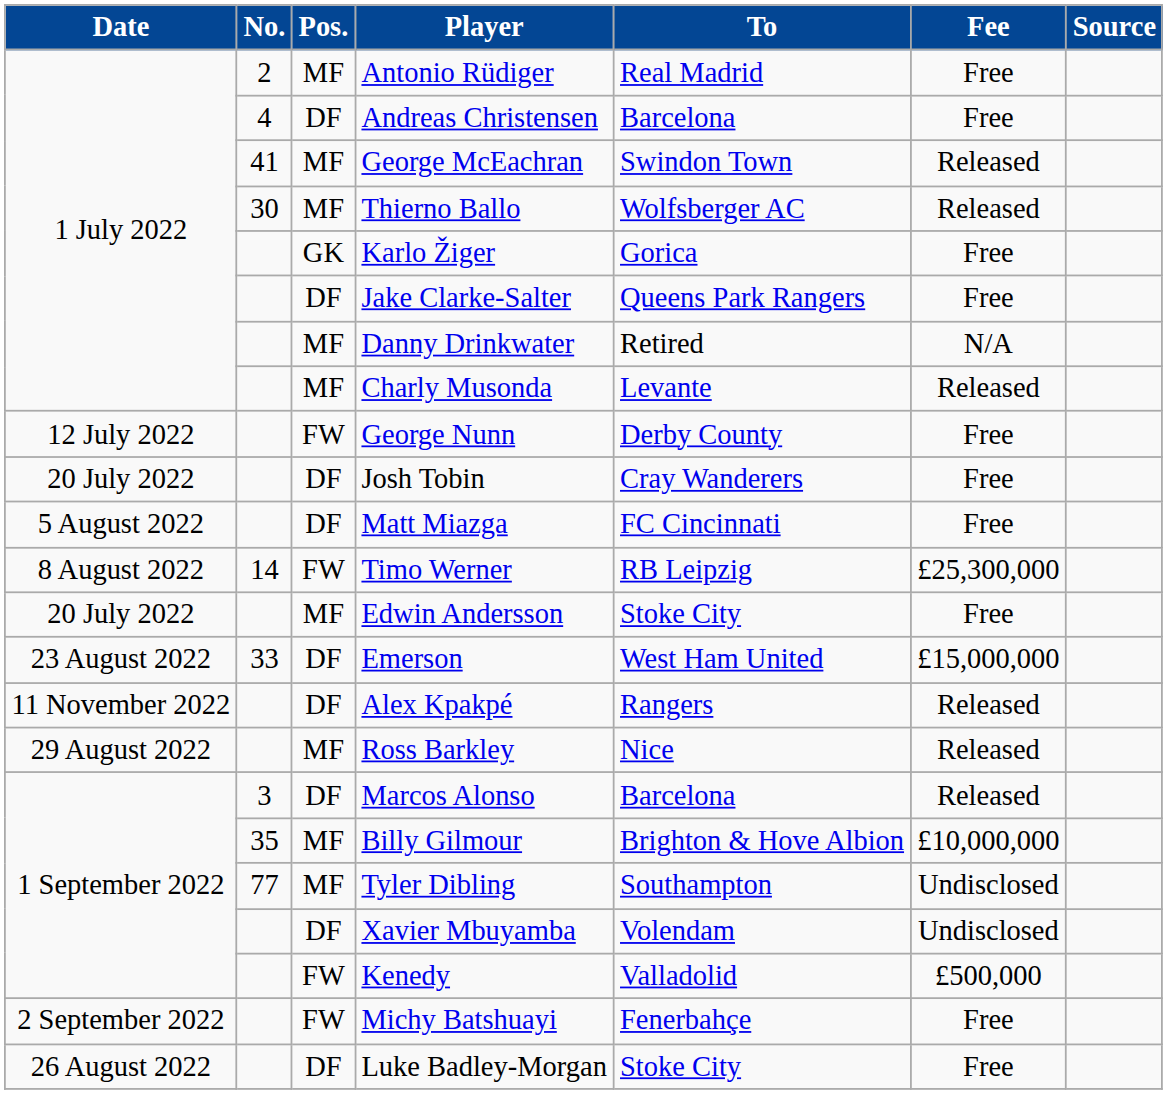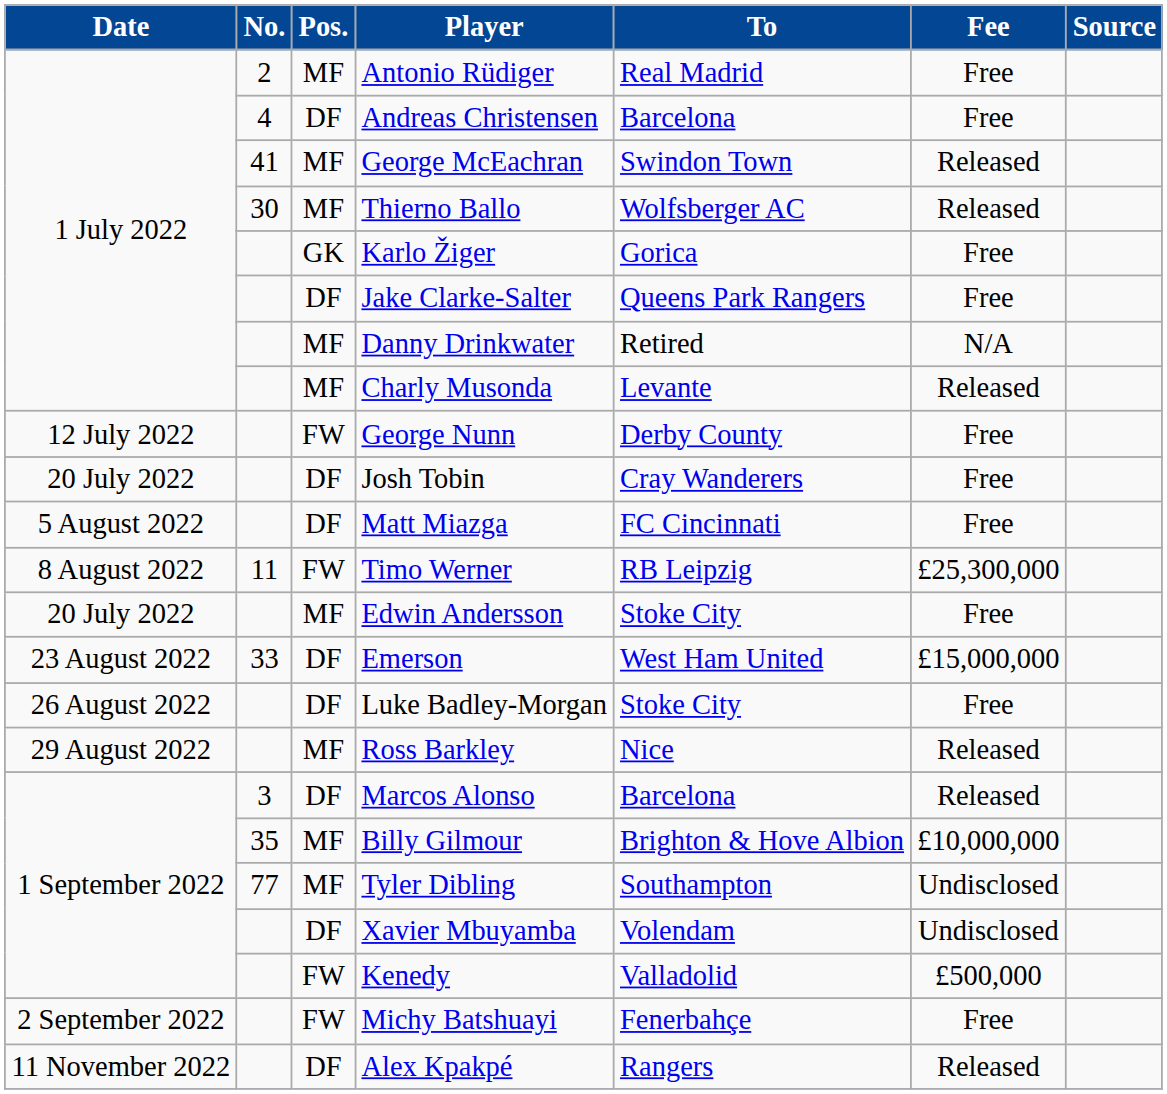(264, 569) 14 -> (264, 569) 11
rows swapped: (484, 1065) <-> (437, 704)
